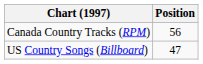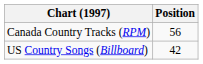(175, 50) 47 -> (175, 50) 42
